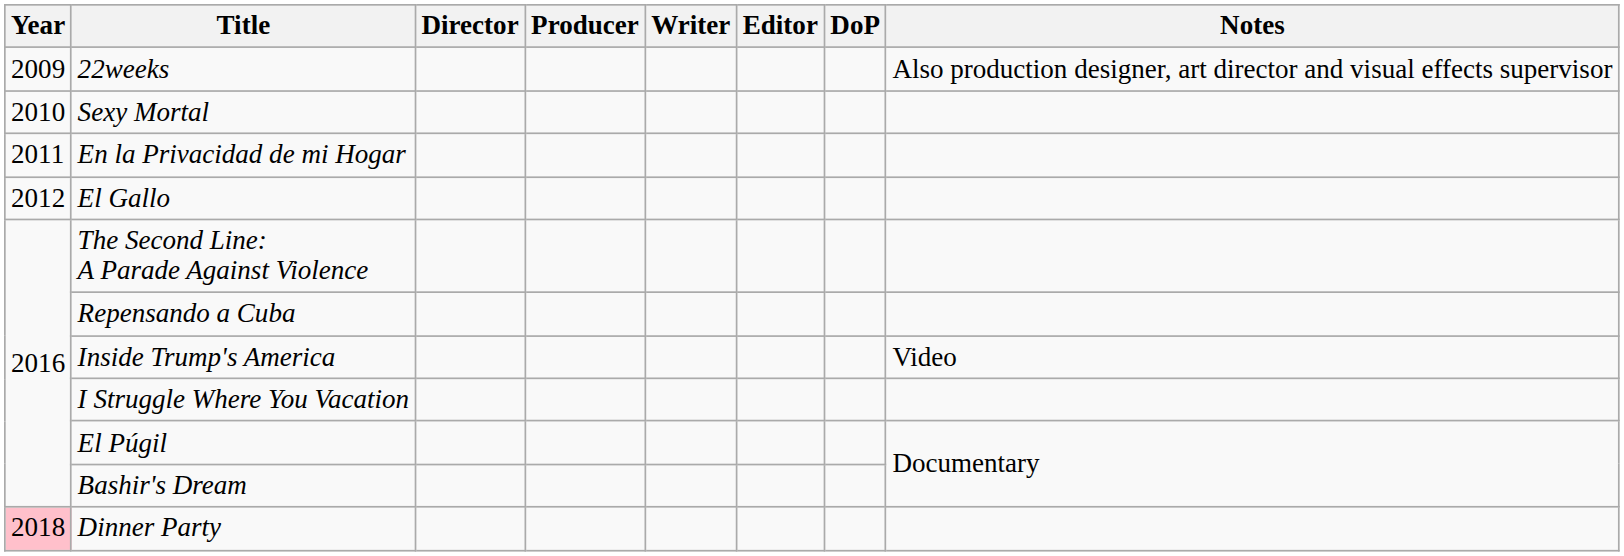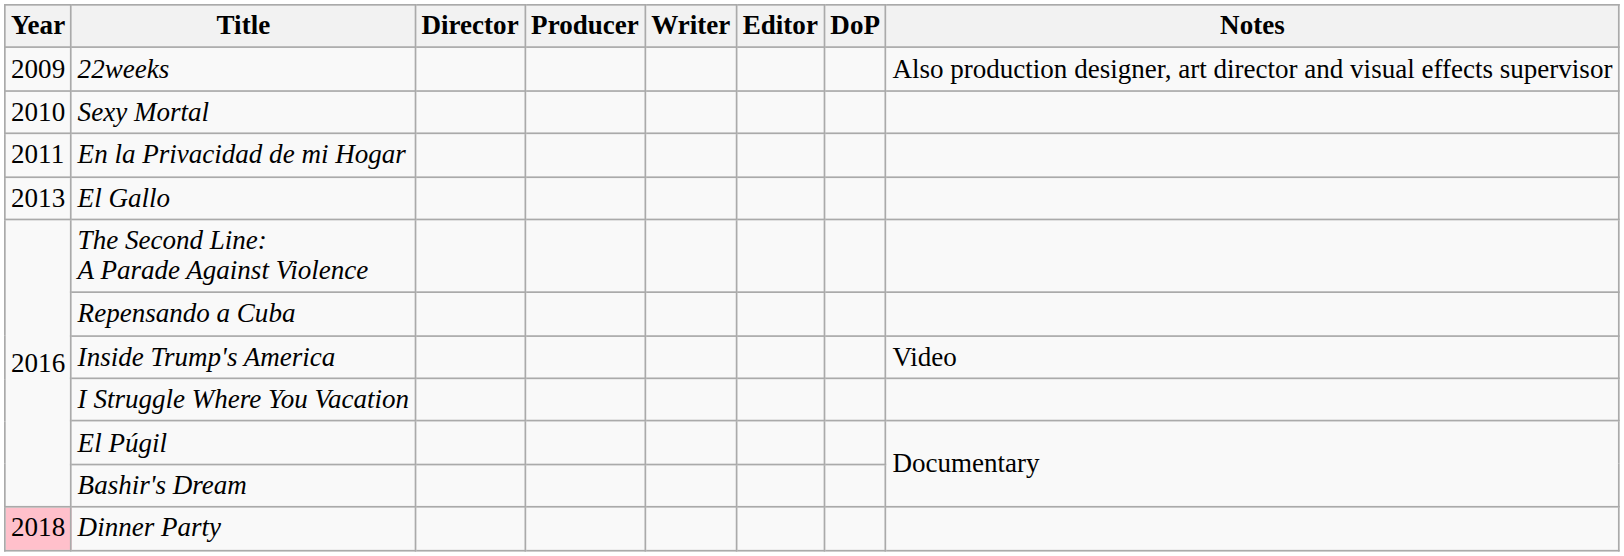(38, 197) 2012 -> (38, 197) 2013
